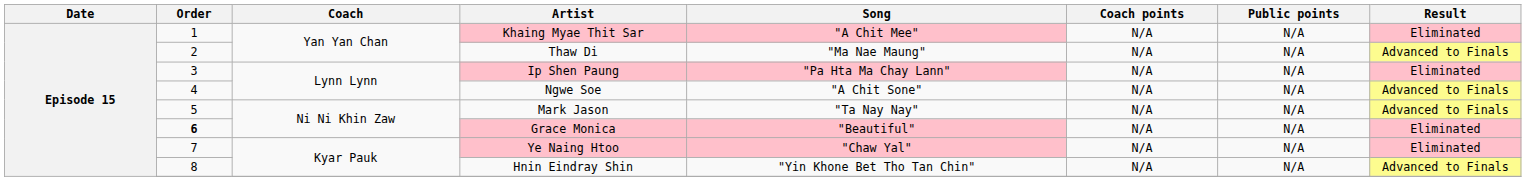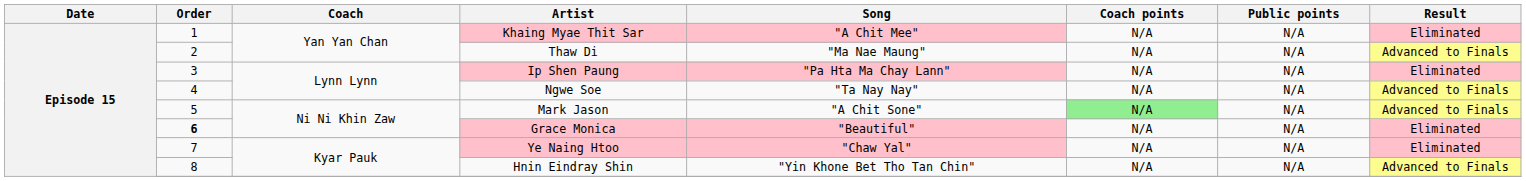(877, 90) "A Chit Sone" -> (877, 90) "Ta Nay Nay"
(877, 109) "Ta Nay Nay" -> (877, 109) "A Chit Sone"
(1142, 109) no background -> (1142, 109) lightgreen background
